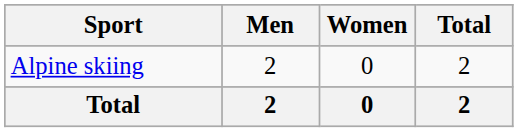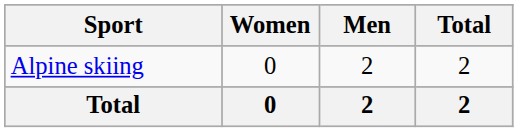columns swapped: (270, 25) <-> (367, 25)
